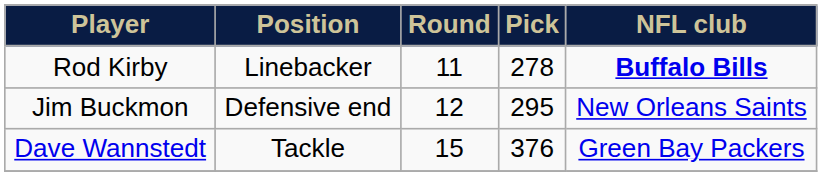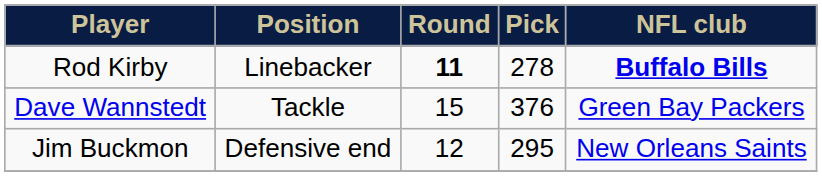(449, 66) normal -> (449, 66) bold
rows swapped: (110, 107) <-> (110, 149)
